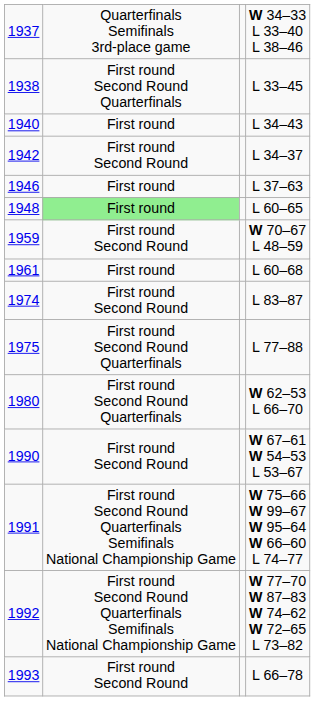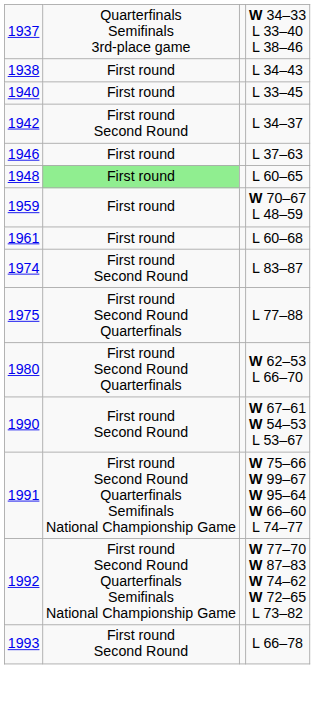(141, 86) First round Second Round Quarterfinals -> (141, 70) First round
(278, 86) L 33–45 -> (278, 70) L 34–43
(278, 125) L 34–43 -> (278, 92) L 33–45
(141, 239) First round Second Round -> (141, 207) First round
